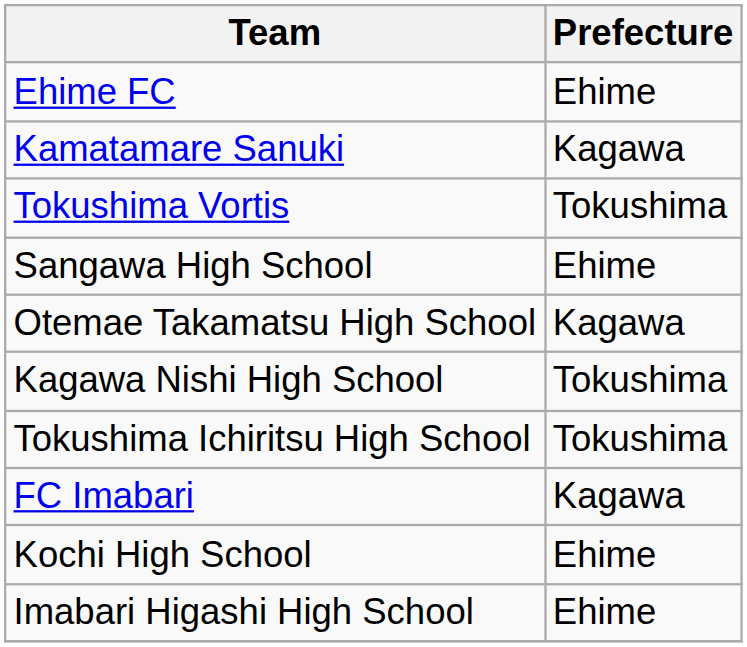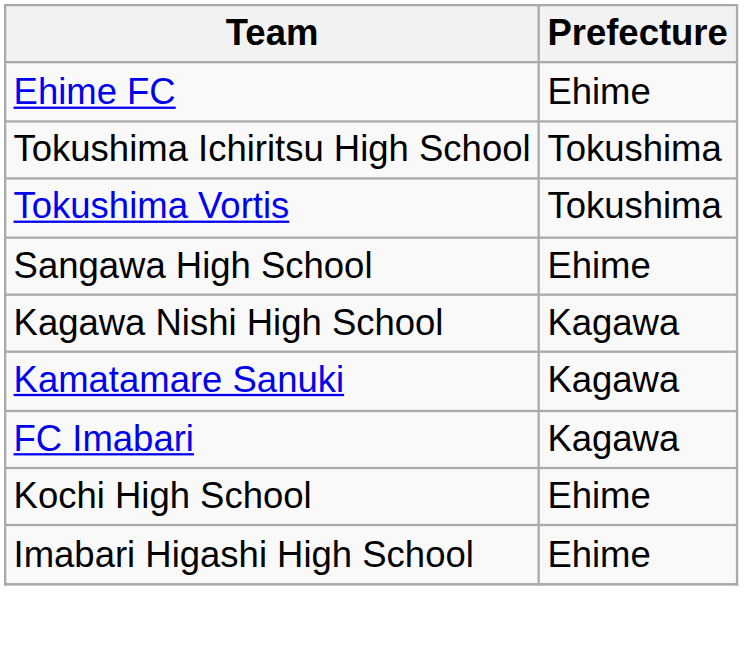rows swapped: (272, 438) <-> (179, 149)
- row: (275, 322)
(640, 380) Tokushima -> (613, 322) Kagawa
